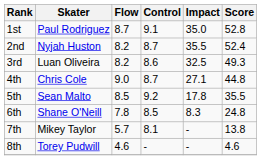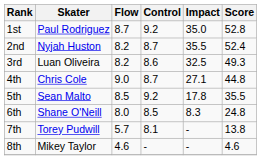(151, 29) 9.1 -> (151, 29) 9.2
(122, 113) 7.8 -> (122, 113) 8.0
(67, 130) Mikey Taylor -> (69, 130) Torey Pudwill
(69, 146) Torey Pudwill -> (67, 146) Mikey Taylor
